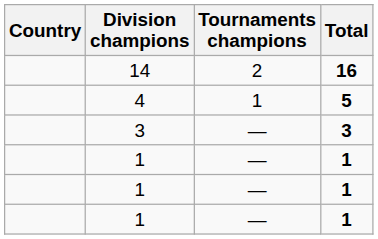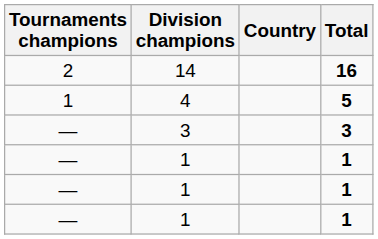columns swapped: (45, 30) <-> (257, 30)
